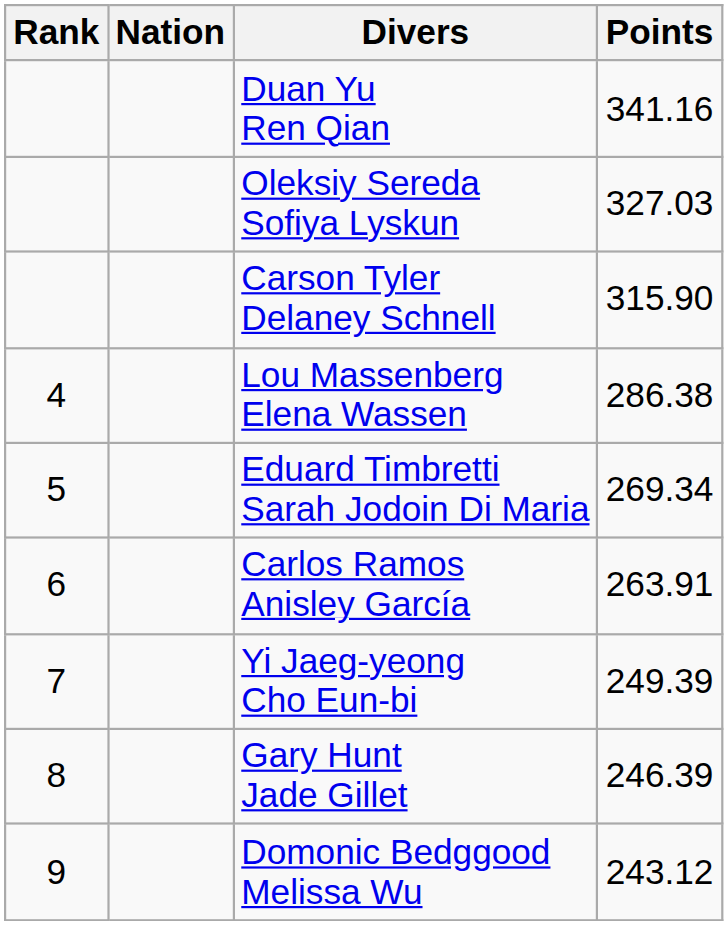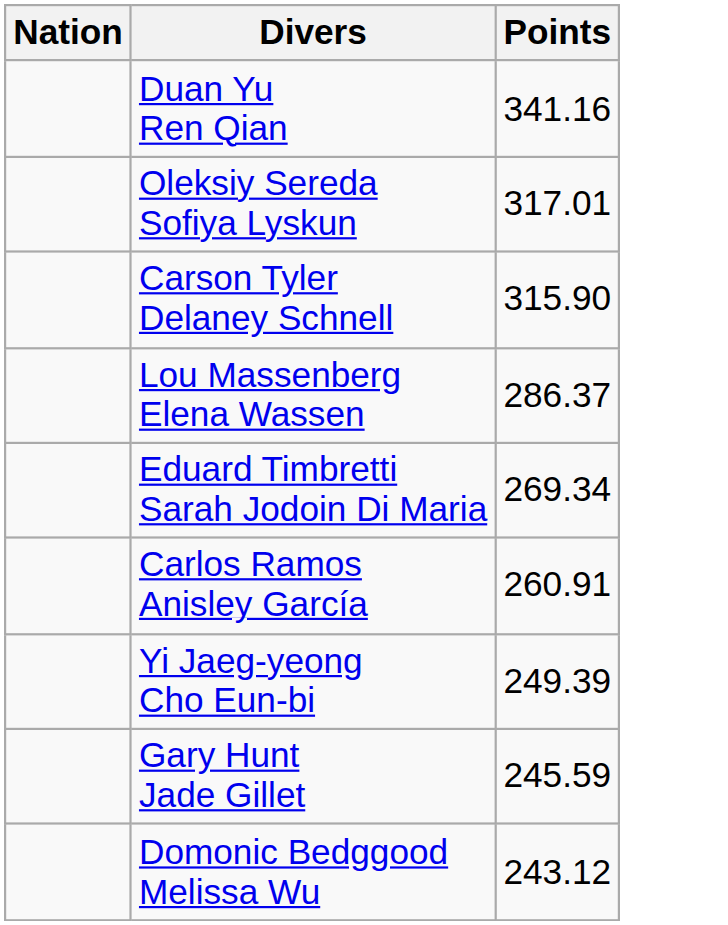- column: (56, 32)
(660, 203) 327.03 -> (557, 203) 317.01
(660, 394) 286.38 -> (557, 394) 286.37
(660, 585) 263.91 -> (557, 585) 260.91
(660, 776) 246.39 -> (557, 776) 245.59
